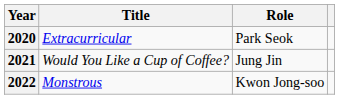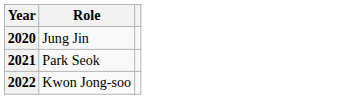- column: (136, 15)
(264, 37) Park Seok -> (66, 37) Jung Jin
(259, 60) Jung Jin -> (71, 60) Park Seok
